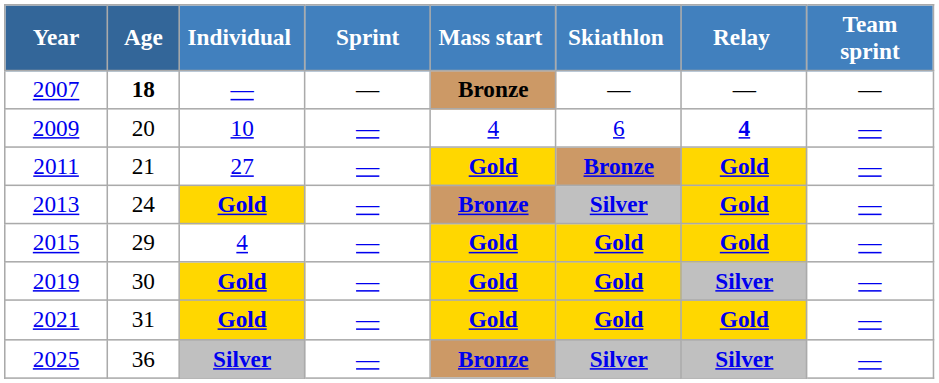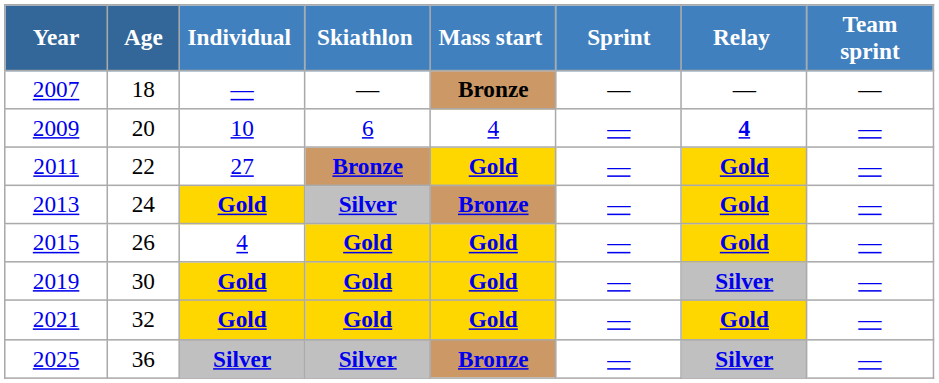columns swapped: (619, 37) <-> (368, 37)
(143, 89) bold -> (143, 89) normal
(143, 166) 21 -> (143, 166) 22
(143, 243) 29 -> (143, 243) 26
(143, 319) 31 -> (143, 319) 32
